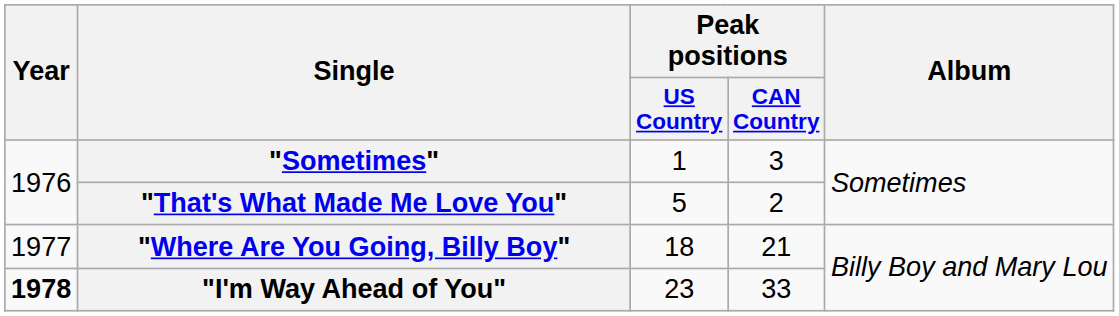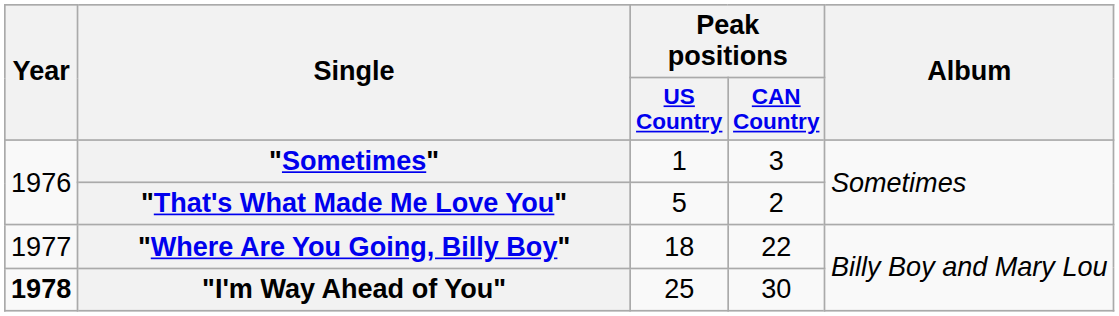(776, 246) 21 -> (776, 246) 22
(679, 289) 23 -> (679, 289) 25
(776, 289) 33 -> (776, 289) 30
